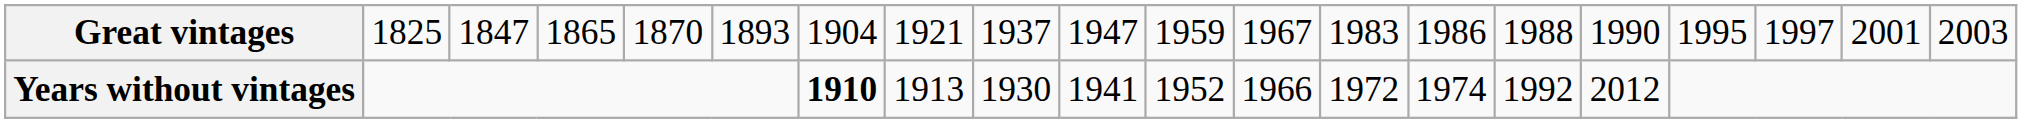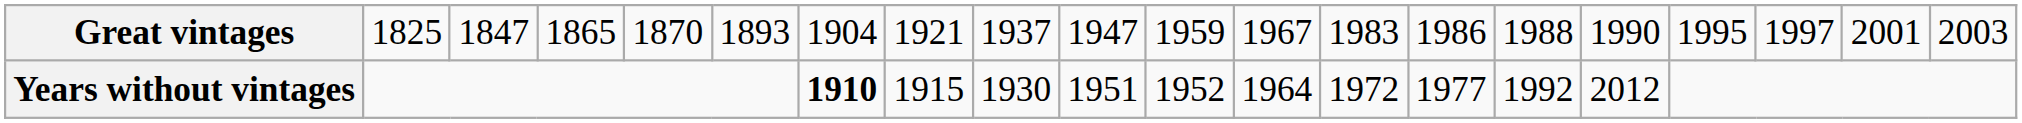(929, 88) 1913 -> (929, 88) 1915
(1103, 88) 1941 -> (1103, 88) 1951
(1277, 88) 1966 -> (1277, 88) 1964
(1451, 88) 1974 -> (1451, 88) 1977
